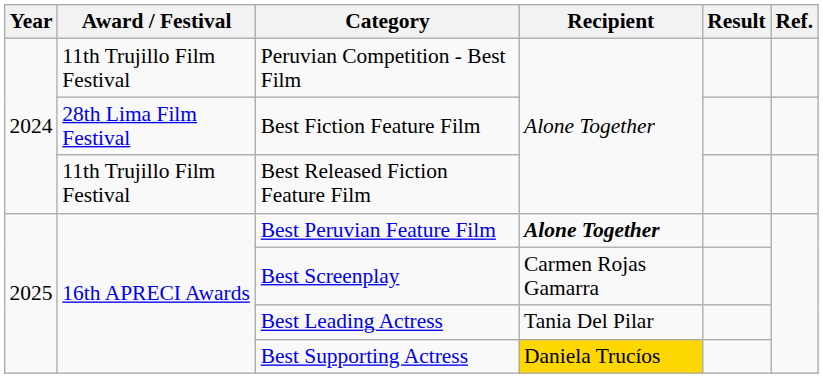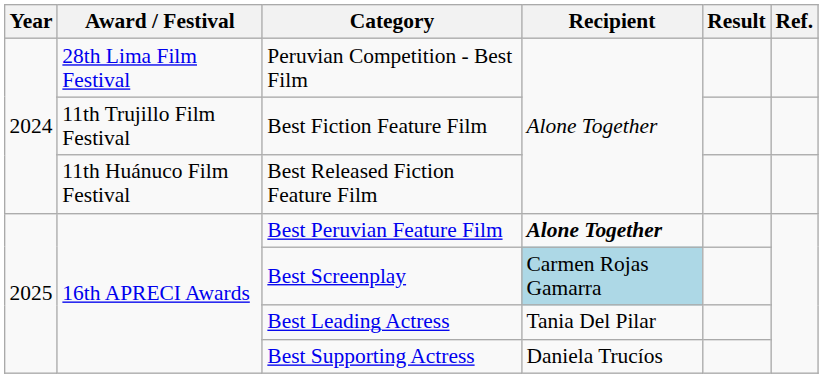(139, 67) 11th Trujillo Film Festival -> (130, 67) 28th Lima Film Festival
(130, 125) 28th Lima Film Festival -> (139, 125) 11th Trujillo Film Festival
(139, 183) 11th Trujillo Film Festival -> (145, 183) 11th Huánuco Film Festival
(585, 275) no background -> (588, 275) lightblue background
(592, 355) gold background -> (595, 355) no background
